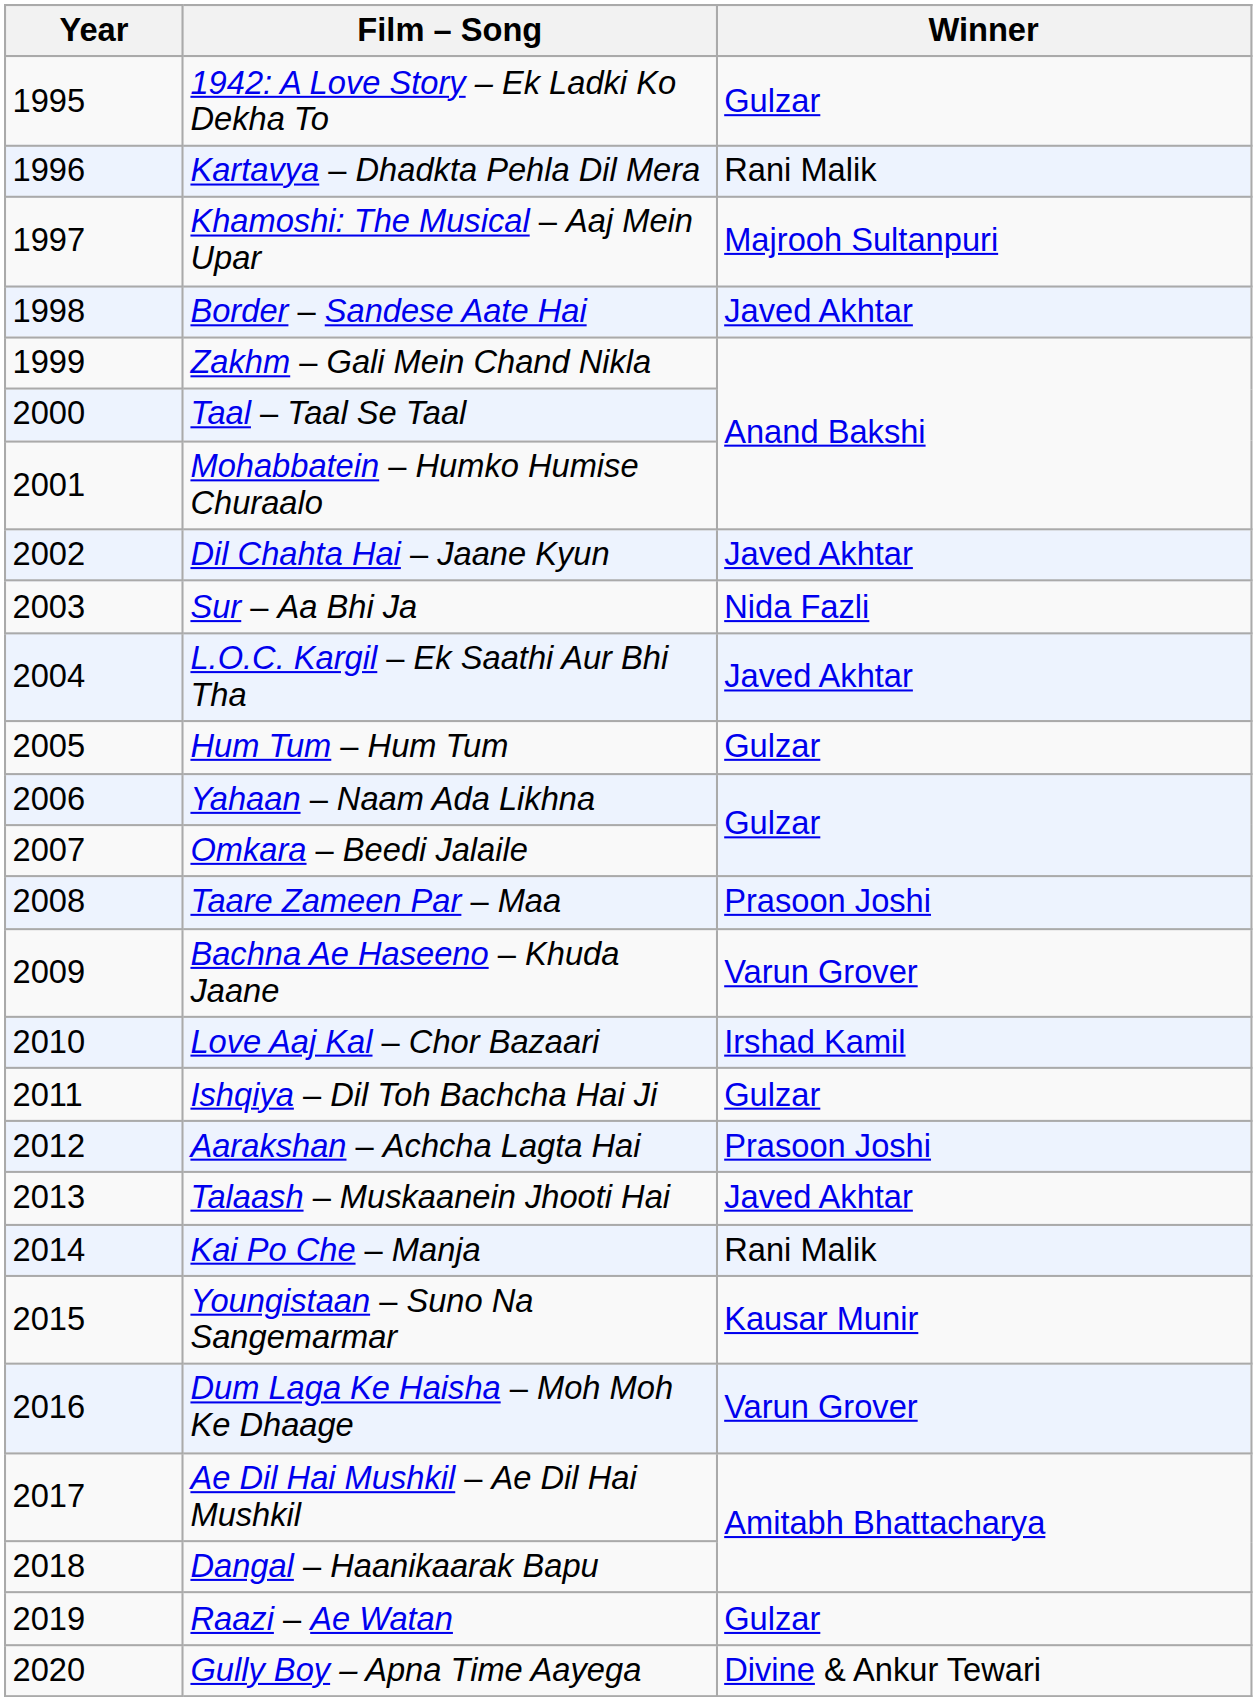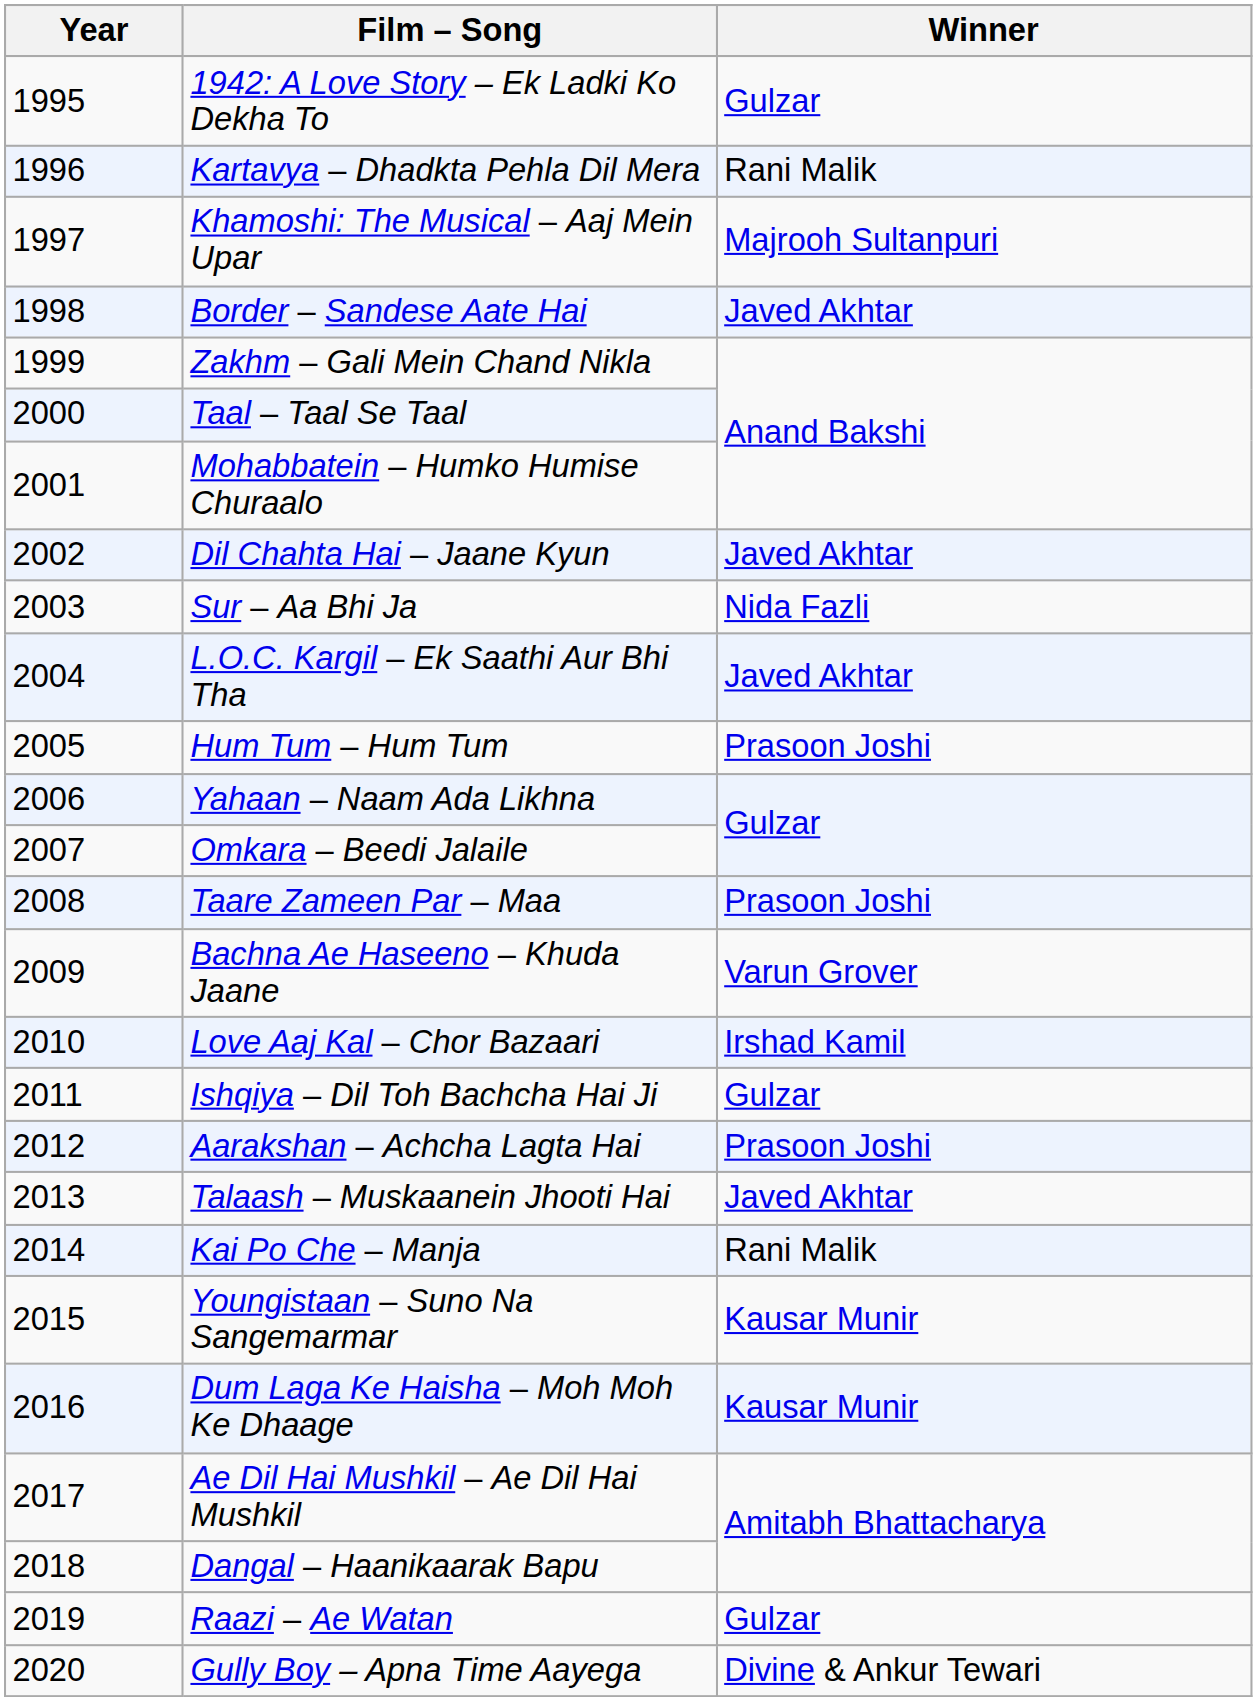(772, 746) Gulzar -> (828, 746) Prasoon Joshi
(821, 1407) Varun Grover -> (821, 1407) Kausar Munir
